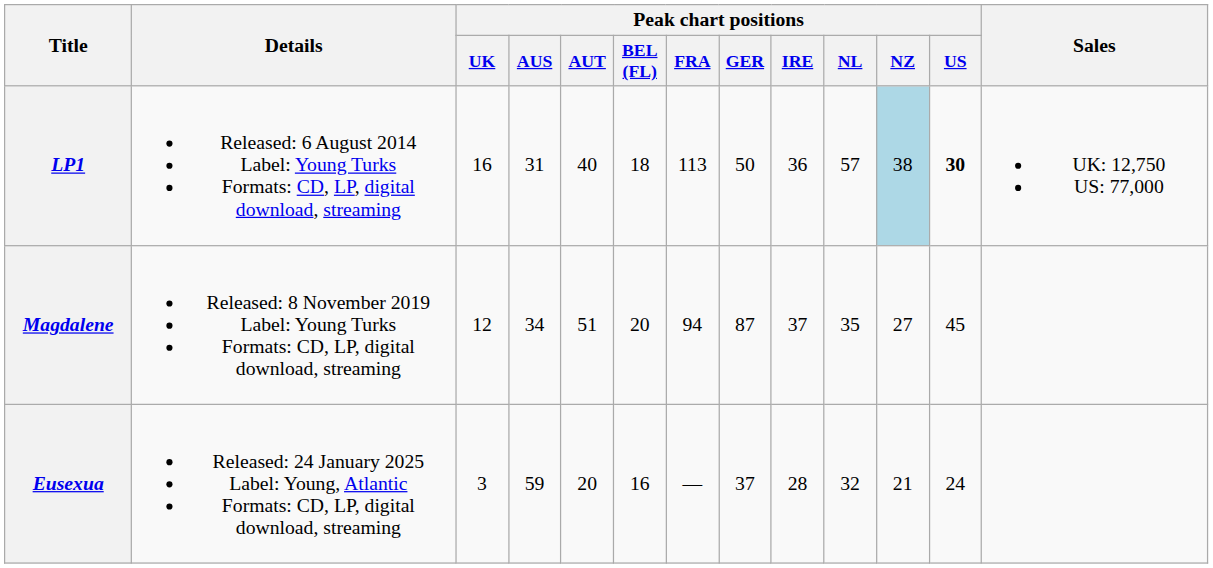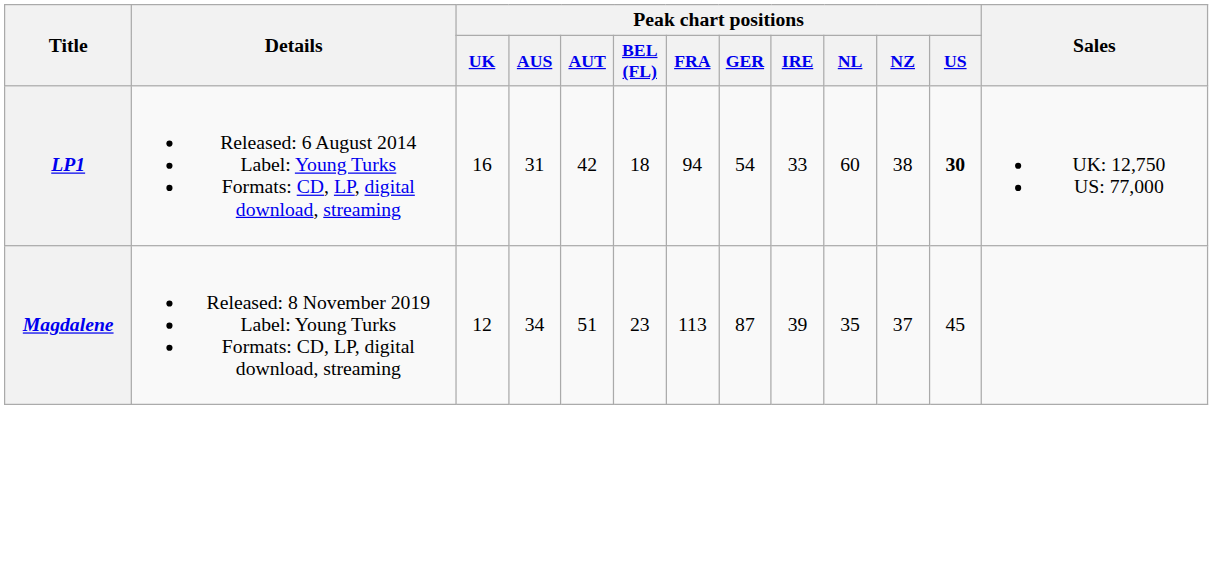(587, 165) 40 -> (587, 165) 42
(692, 165) 113 -> (692, 165) 94
(745, 165) 50 -> (745, 165) 54
(798, 165) 36 -> (798, 165) 33
(850, 165) 57 -> (850, 165) 60
(903, 165) lightblue background -> (903, 165) no background
(640, 324) 20 -> (640, 324) 23
(692, 324) 94 -> (692, 324) 113
(798, 324) 37 -> (798, 324) 39
(903, 324) 27 -> (903, 324) 37
- row: (68, 483)
